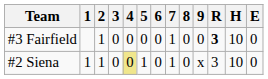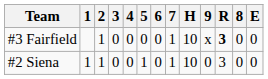columns swapped: (186, 16) <-> (236, 16)
(201, 39) 0 -> (208, 39) x
(130, 62) khaki background -> (130, 62) no background
(201, 62) x -> (208, 62) 0
